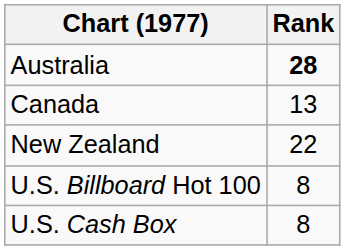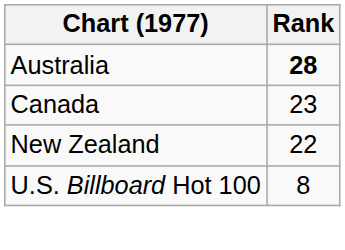(303, 104) 13 -> (303, 104) 23
- row: (94, 225)
